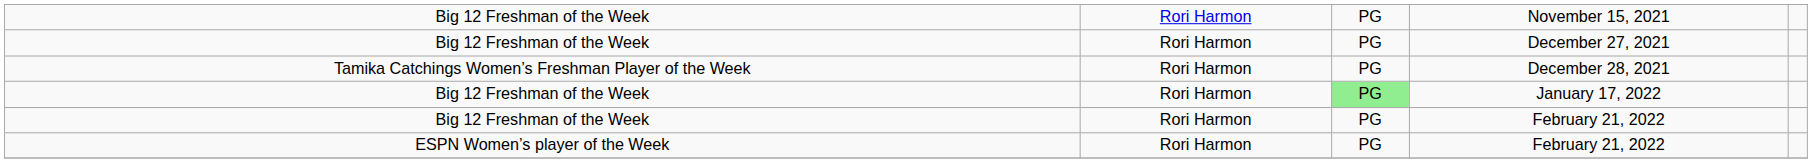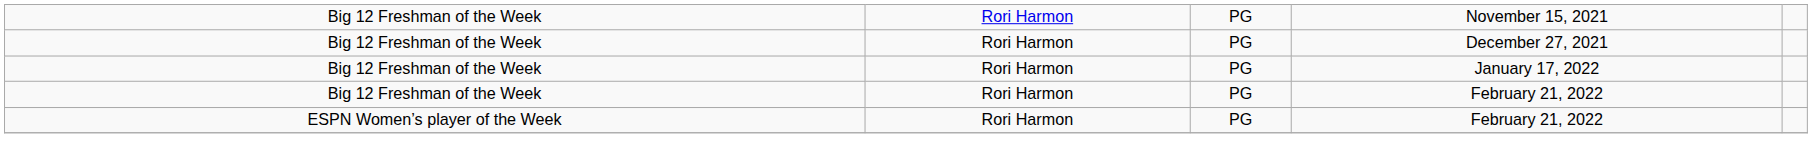- row: (542, 68)
(1370, 94) lightgreen background -> (1241, 68) no background
